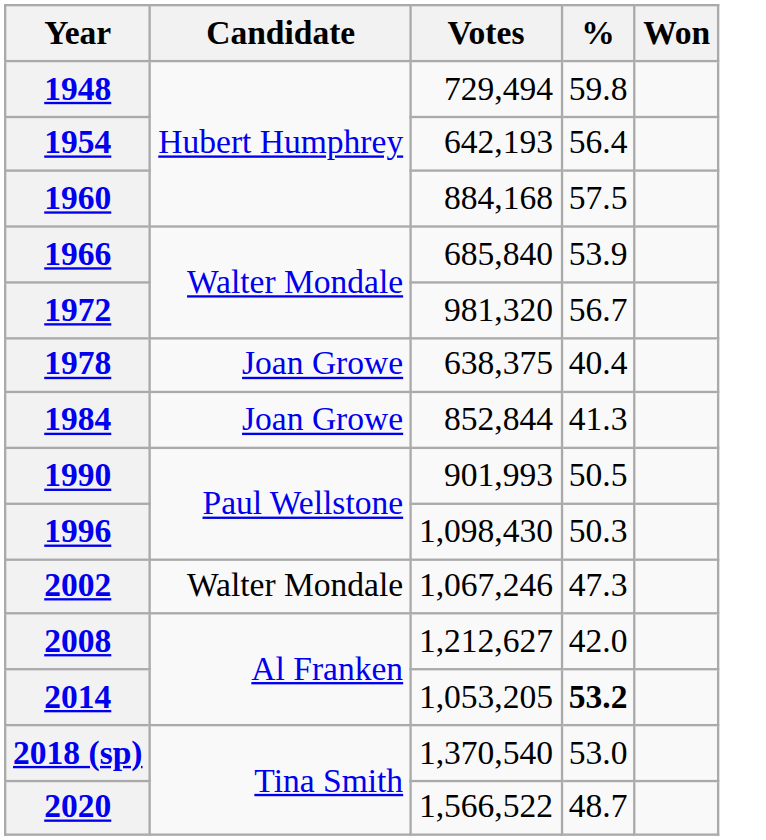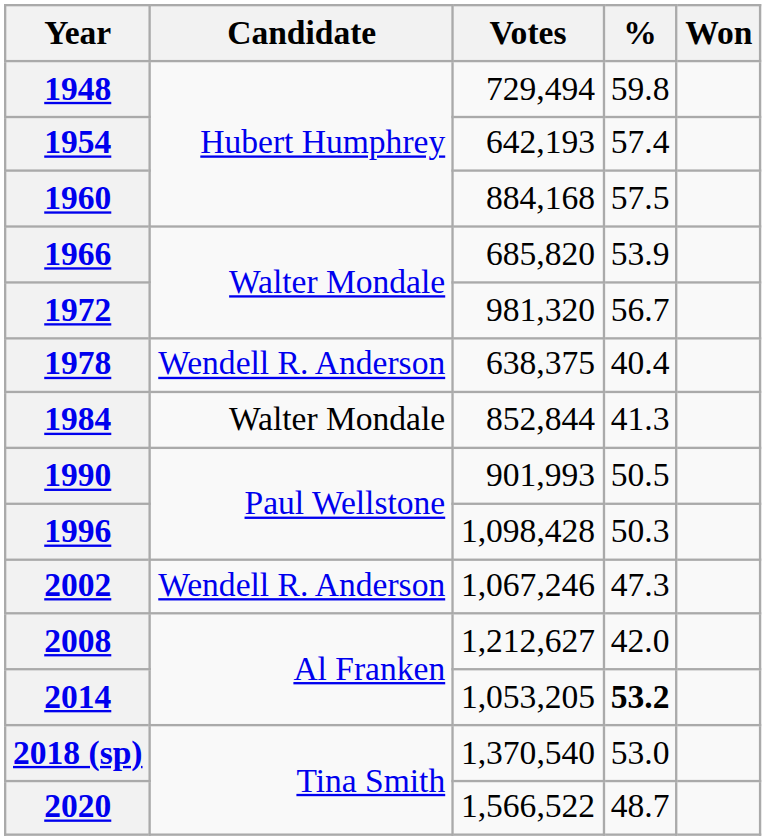(598, 143) 56.4 -> (640, 143) 57.4
(499, 253) 685,840 -> (541, 253) 685,820
(323, 364) Joan Growe -> (302, 364) Wendell R. Anderson
(323, 419) Joan Growe -> (337, 419) Walter Mondale
(486, 530) 1,098,430 -> (528, 530) 1,098,428
(295, 585) Walter Mondale -> (302, 585) Wendell R. Anderson
